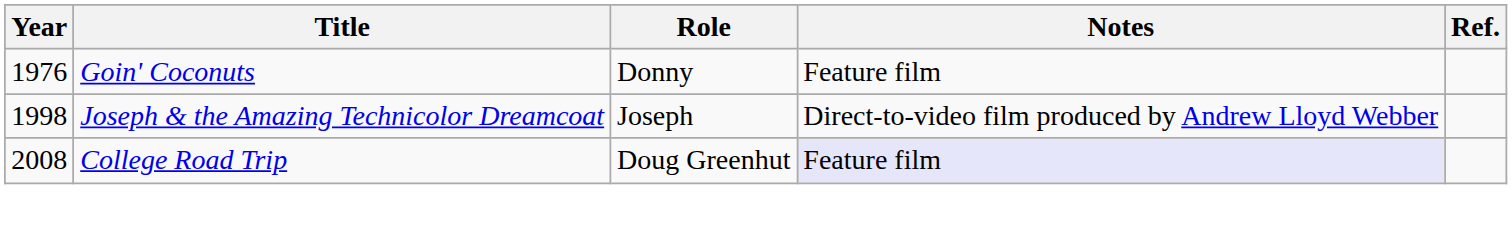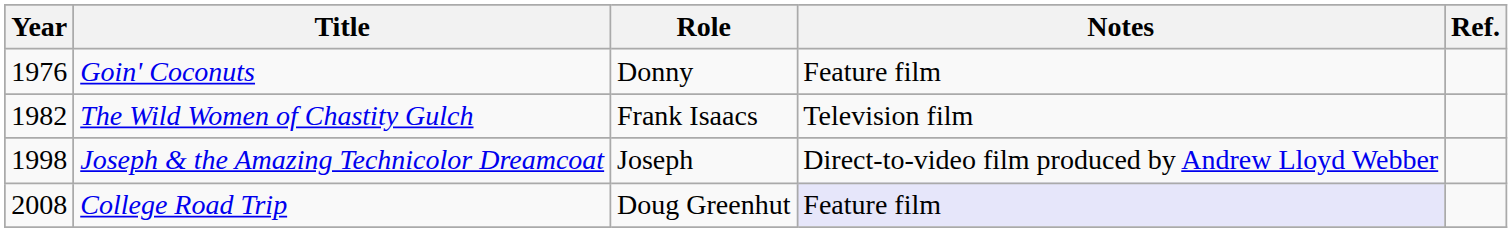+ row: (277, 115)
